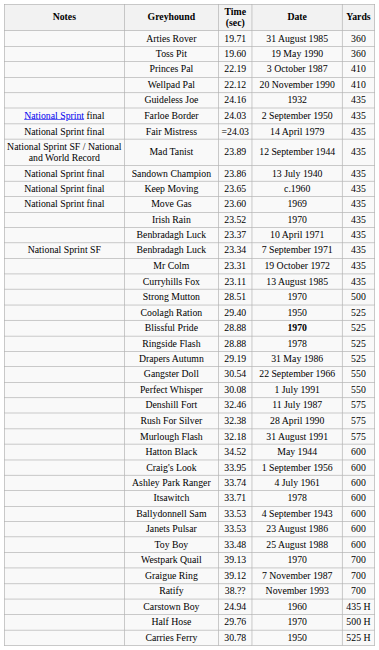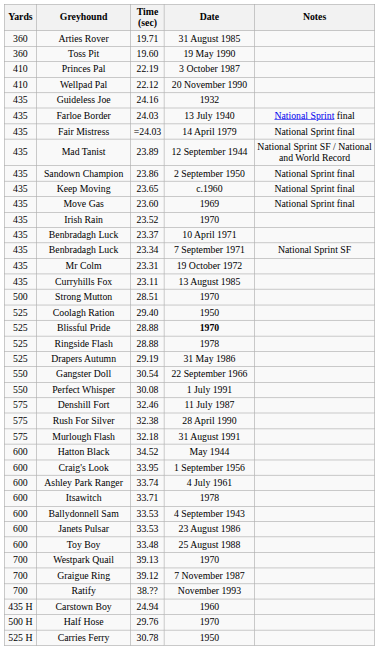columns swapped: (358, 17) <-> (64, 17)
(297, 116) 2 September 1950 -> (209, 116) 13 July 1940
(297, 173) 13 July 1940 -> (209, 173) 2 September 1950
